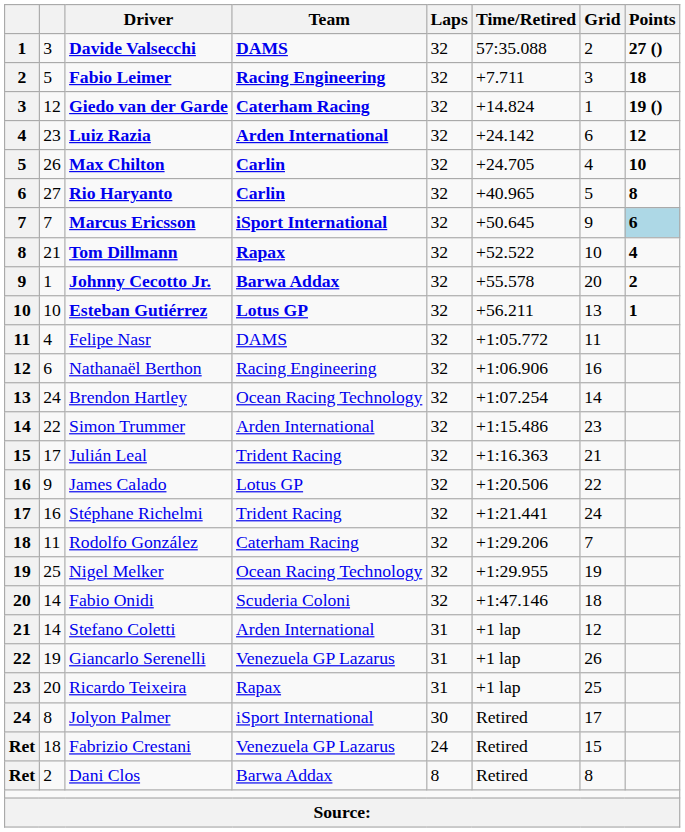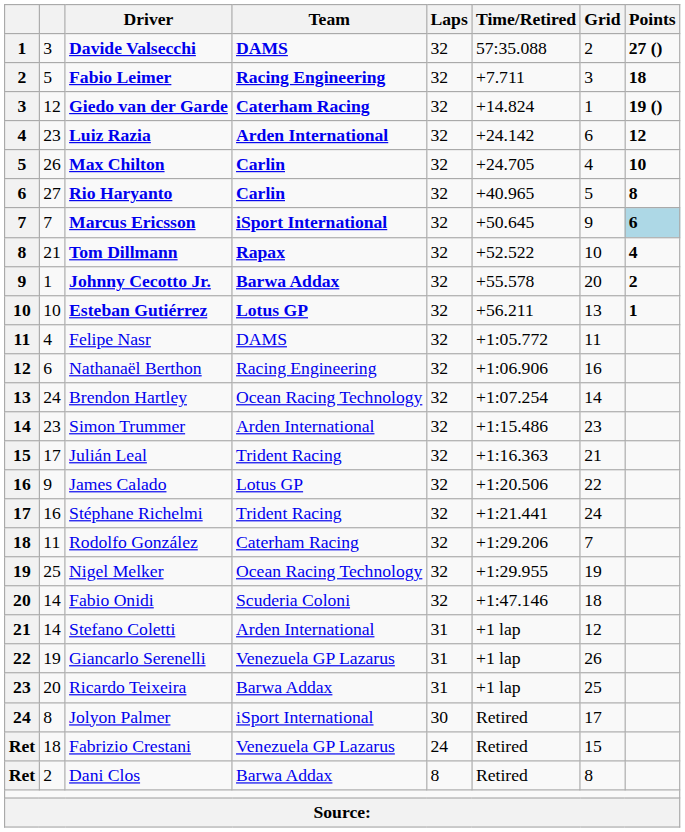(52, 426) 22 -> (52, 426) 23
(259, 687) Rapax -> (284, 687) Barwa Addax
